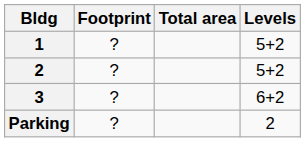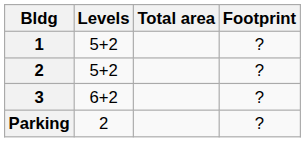columns swapped: (270, 18) <-> (114, 18)
